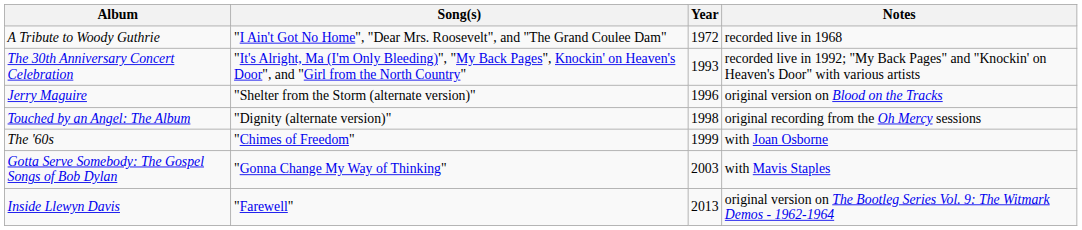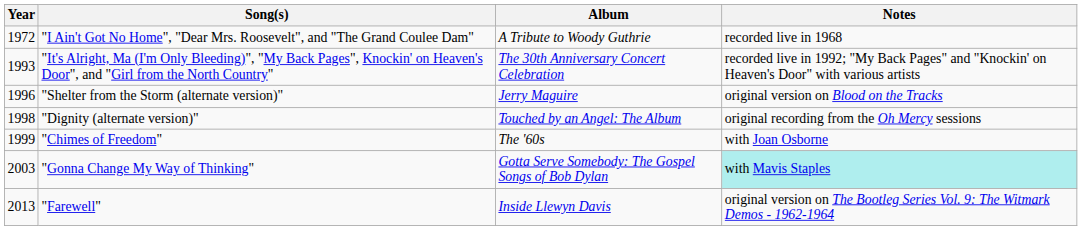columns swapped: (705, 15) <-> (118, 15)
(778, 169) no background -> (778, 169) paleturquoise background
